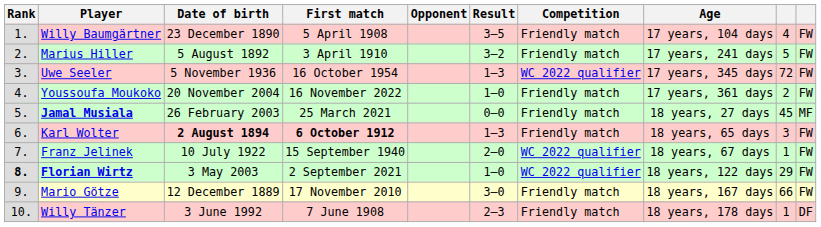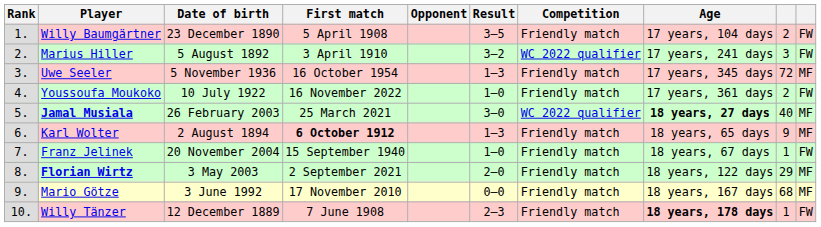(786, 35) 4 -> (786, 35) 2
(570, 54) Friendly match -> (581, 54) WC 2022 qualifier
(786, 54) 5 -> (786, 54) 3
(581, 74) WC 2022 qualifier -> (570, 74) Friendly match
(806, 74) FW -> (806, 74) MF
(223, 94) 20 November 2004 -> (223, 94) 10 July 1922
(494, 113) 0–0 -> (494, 113) 3–0
(570, 113) Friendly match -> (581, 113) WC 2022 qualifier
(710, 113) normal -> (710, 113) bold
(786, 113) 45 -> (786, 113) 40
(223, 133) bold -> (223, 133) normal
(786, 133) 3 -> (786, 133) 9
(806, 133) FW -> (806, 133) MF
(223, 153) 10 July 1922 -> (223, 153) 20 November 2004
(494, 153) 2–0 -> (494, 153) 1–0
(581, 153) WC 2022 qualifier -> (570, 153) Friendly match
(21, 172) bold -> (21, 172) normal
(494, 172) 1–0 -> (494, 172) 2–0
(581, 172) WC 2022 qualifier -> (570, 172) Friendly match
(806, 172) FW -> (806, 172) MF
(223, 192) 12 December 1889 -> (223, 192) 3 June 1992
(494, 192) 3–0 -> (494, 192) 0–0
(786, 192) 66 -> (786, 192) 68
(806, 192) FW -> (806, 192) MF
(223, 212) 3 June 1992 -> (223, 212) 12 December 1889
(710, 212) normal -> (710, 212) bold
(806, 212) DF -> (806, 212) FW
